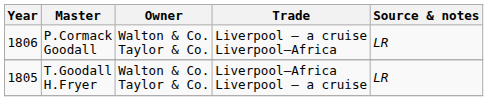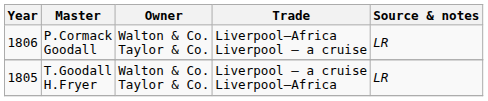(291, 43) Liverpool – a cruise Liverpool–Africa -> (291, 43) Liverpool–Africa Liverpool – a cruise
(291, 78) Liverpool–Africa Liverpool – a cruise -> (291, 78) Liverpool – a cruise Liverpool–Africa
